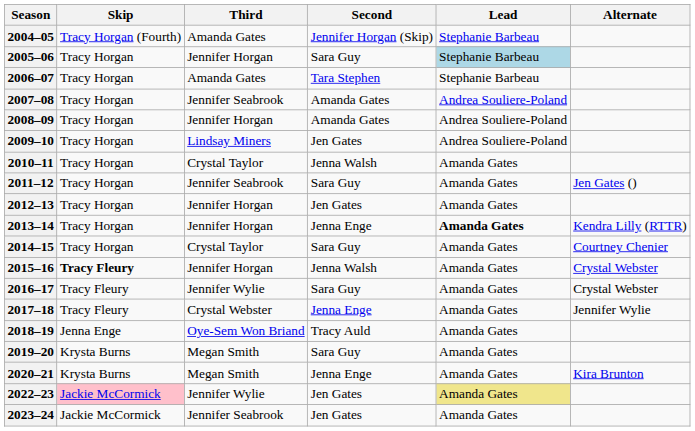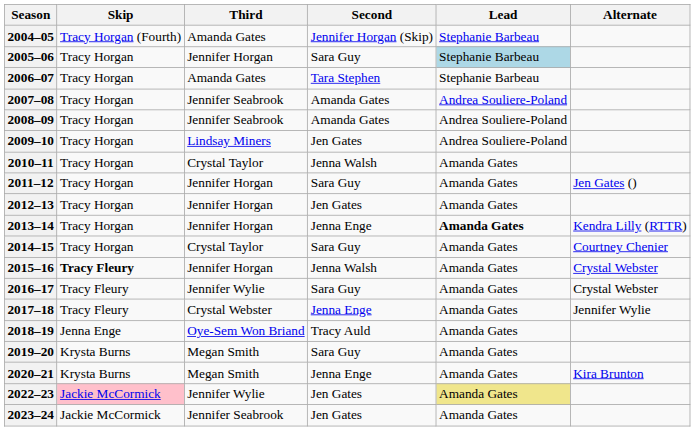(230, 120) Jennifer Horgan -> (235, 120) Jennifer Seabrook
(235, 183) Jennifer Seabrook -> (230, 183) Jennifer Horgan
